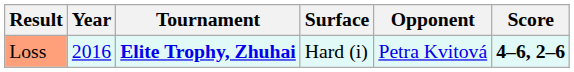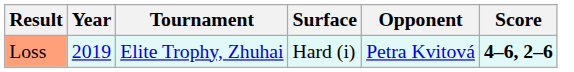(91, 51) 2016 -> (91, 51) 2019
(208, 51) bold -> (202, 51) normal
